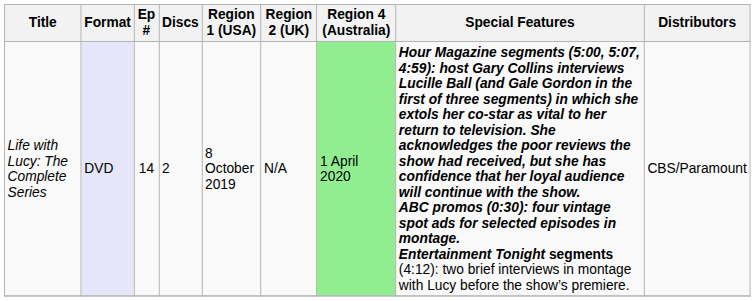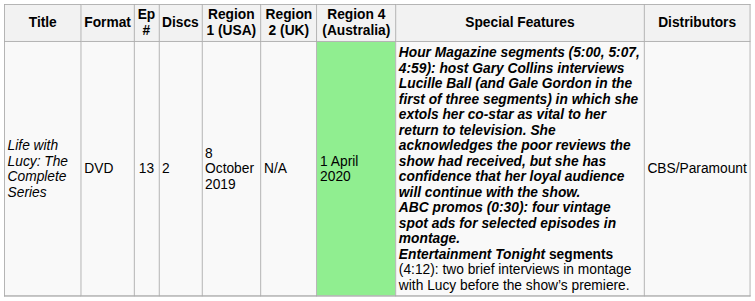(99, 168) lavender background -> (99, 168) no background
(146, 168) 14 -> (146, 168) 13
